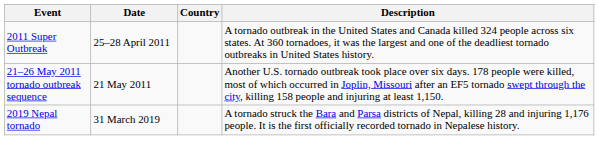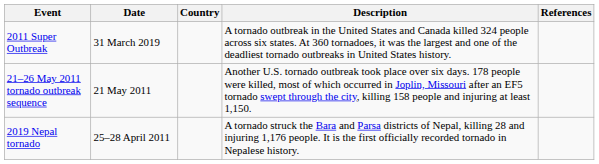+ column: (566, 13)
(132, 42) 25–28 April 2011 -> (127, 42) 31 March 2019
(127, 119) 31 March 2019 -> (132, 138) 25–28 April 2011
